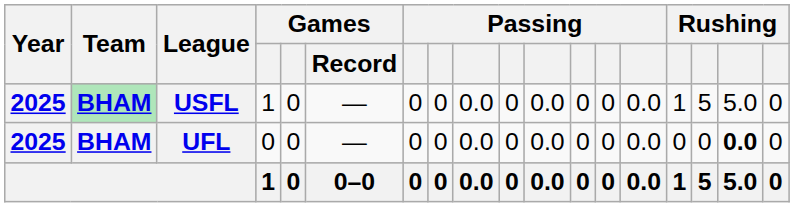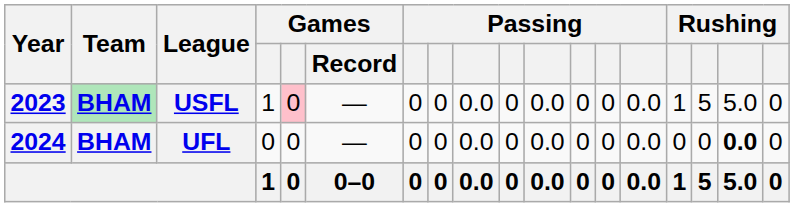(38, 102) 2025 -> (38, 102) 2023
(293, 102) no background -> (293, 102) pink background
(38, 142) 2025 -> (38, 142) 2024
